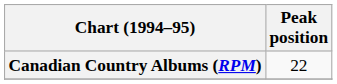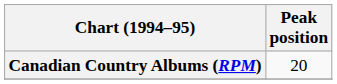(299, 65) 22 -> (299, 65) 20
